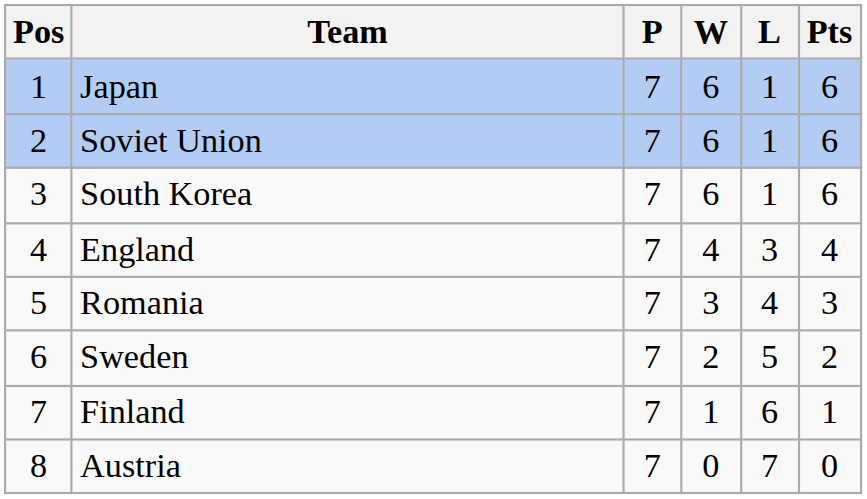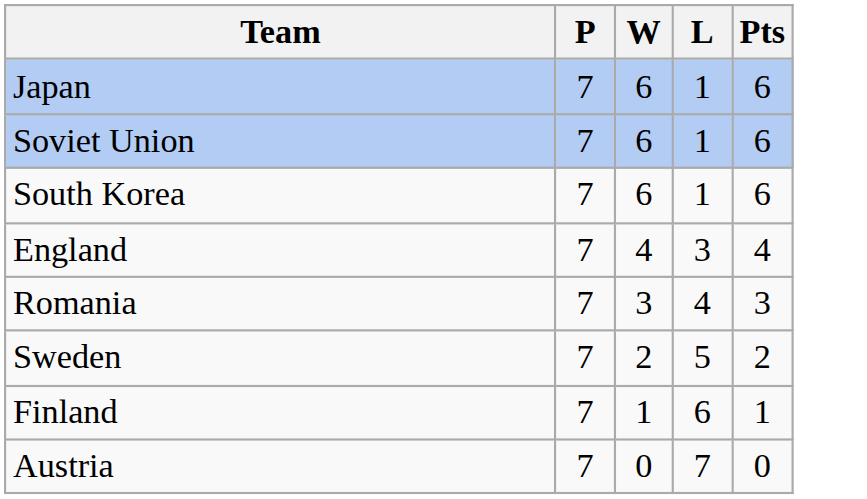- column: (39, 31)
